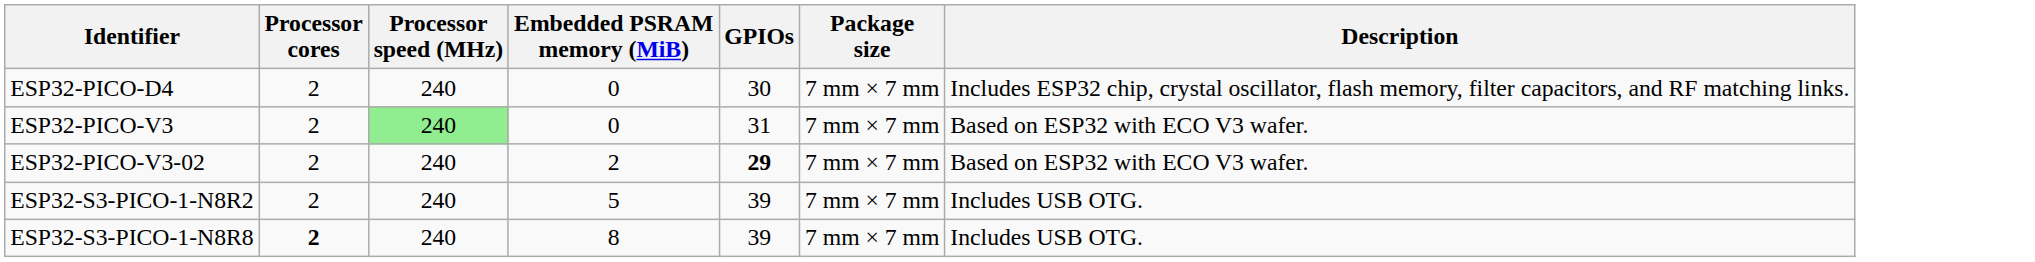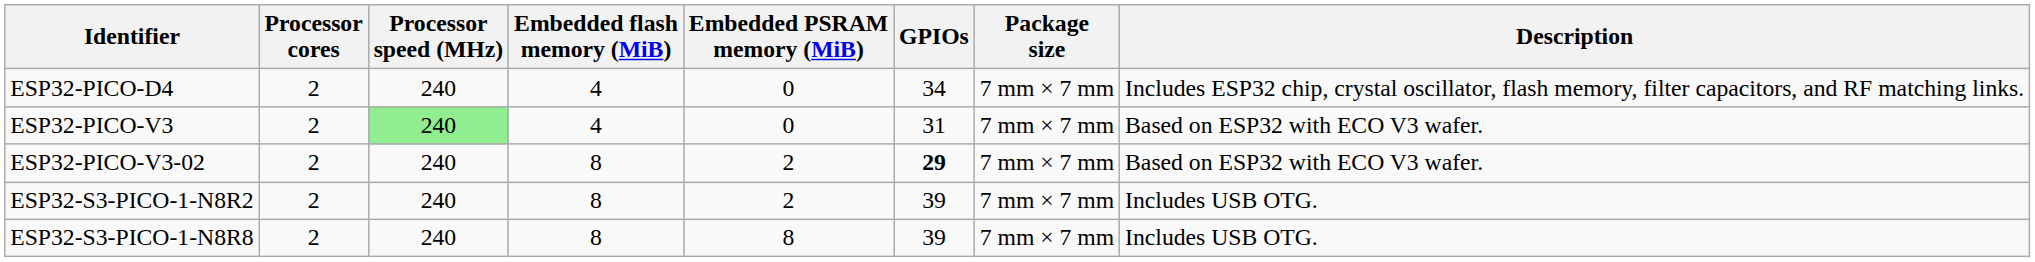+ column: (596, 36)
(759, 87) 30 -> (934, 87) 34
(614, 200) 5 -> (789, 200) 2
(314, 237) bold -> (314, 237) normal
